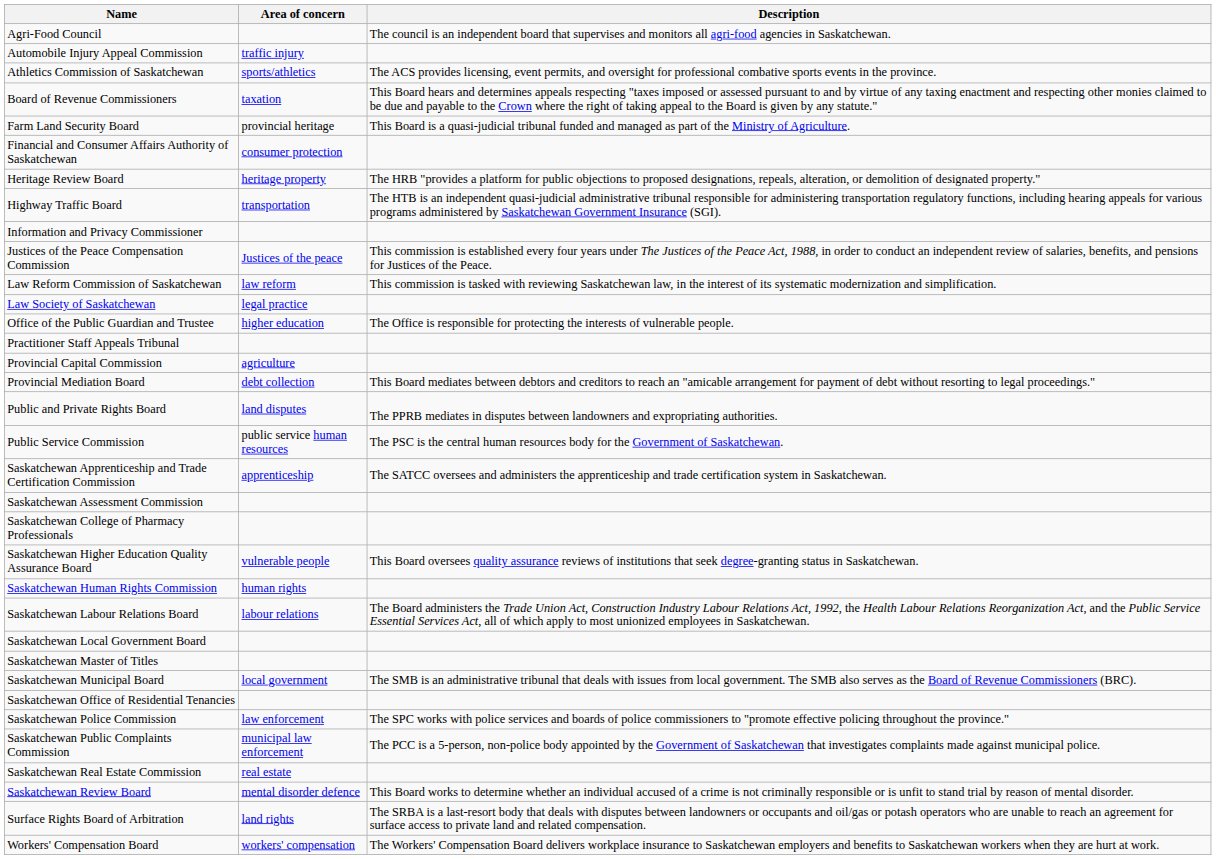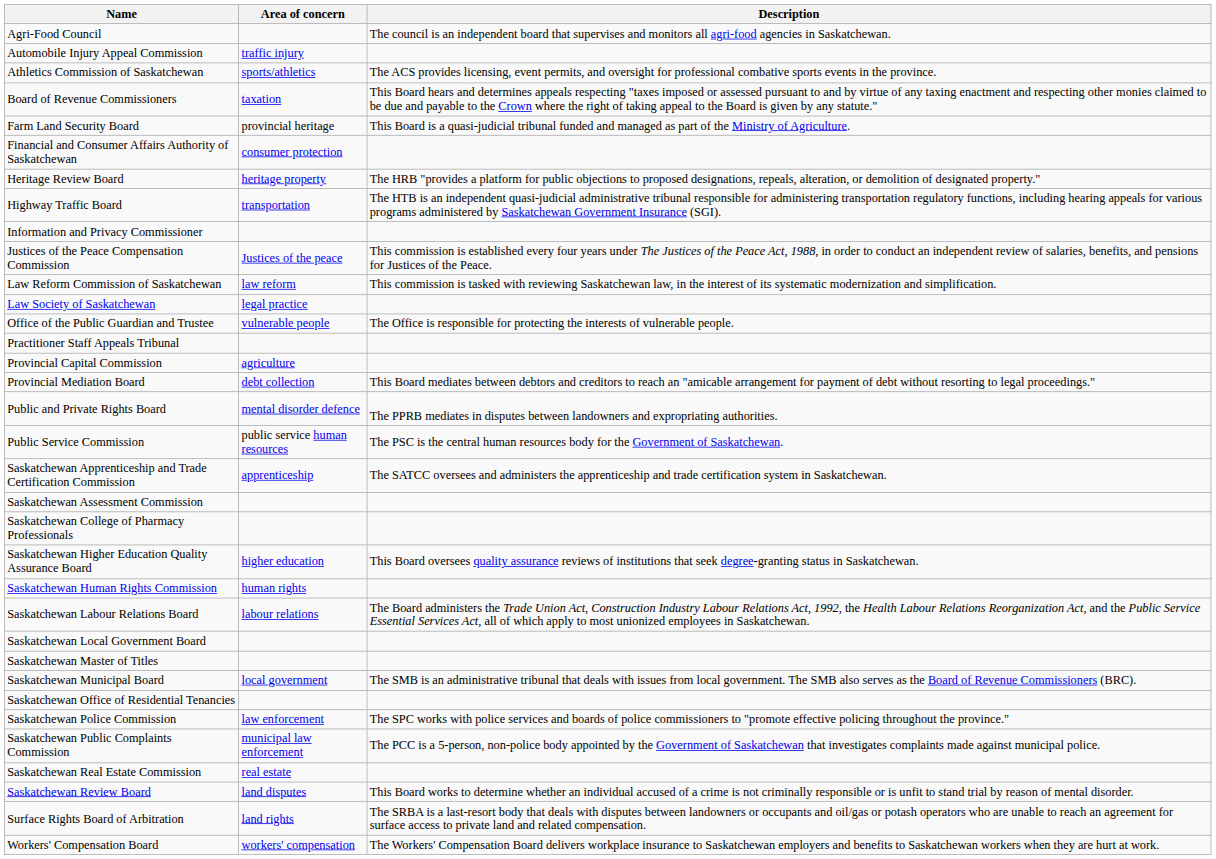(283, 323) higher education -> (285, 323) vulnerable people
(274, 408) land disputes -> (301, 408) mental disorder defence
(285, 561) vulnerable people -> (283, 561) higher education
(301, 791) mental disorder defence -> (274, 791) land disputes
